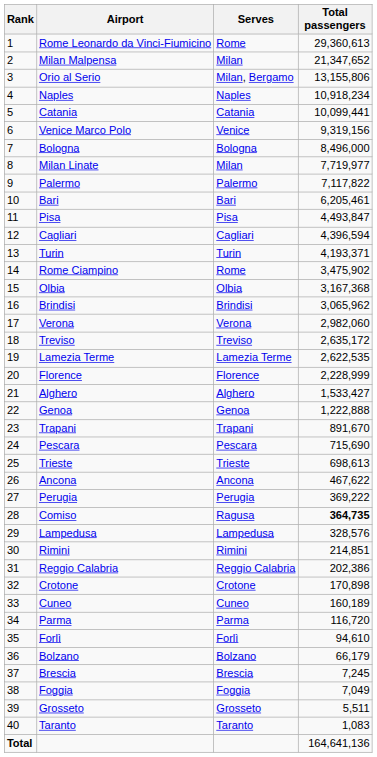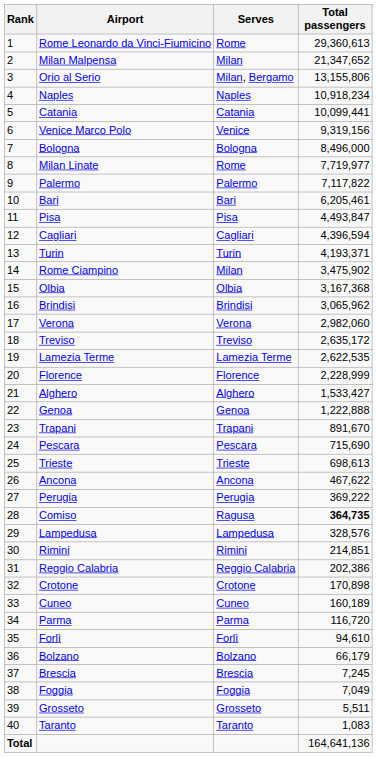(229, 165) Milan -> (231, 165) Rome
(231, 270) Rome -> (229, 270) Milan
